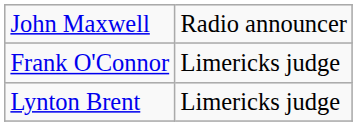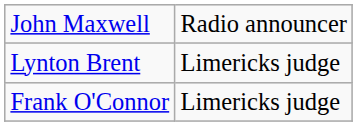rows swapped: (90, 62) <-> (75, 101)
